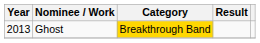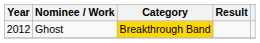(19, 29) 2013 -> (19, 29) 2012
